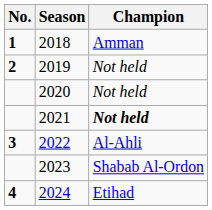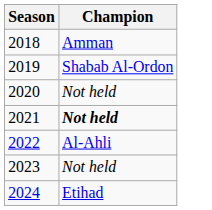- column: (20, 17)
(120, 67) Not held -> (118, 67) Shabab Al-Ordon
(148, 167) Shabab Al-Ordon -> (89, 167) Not held
